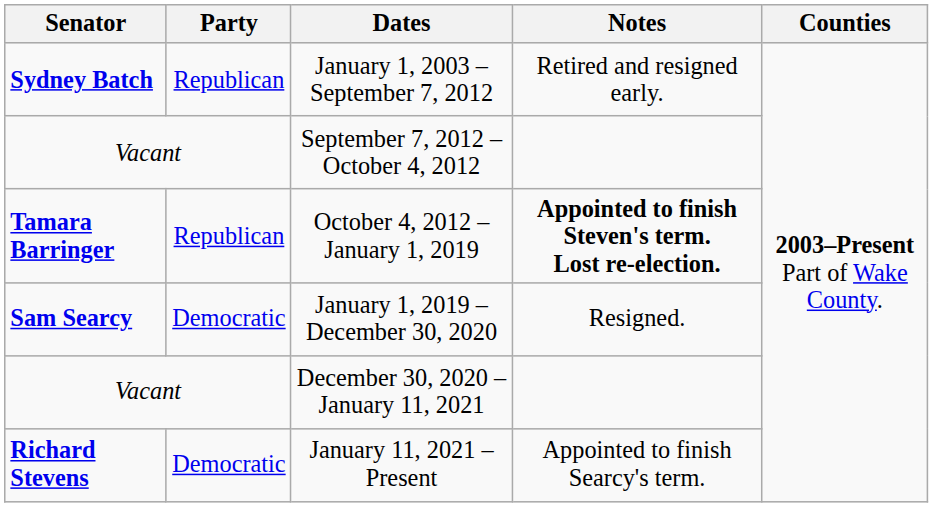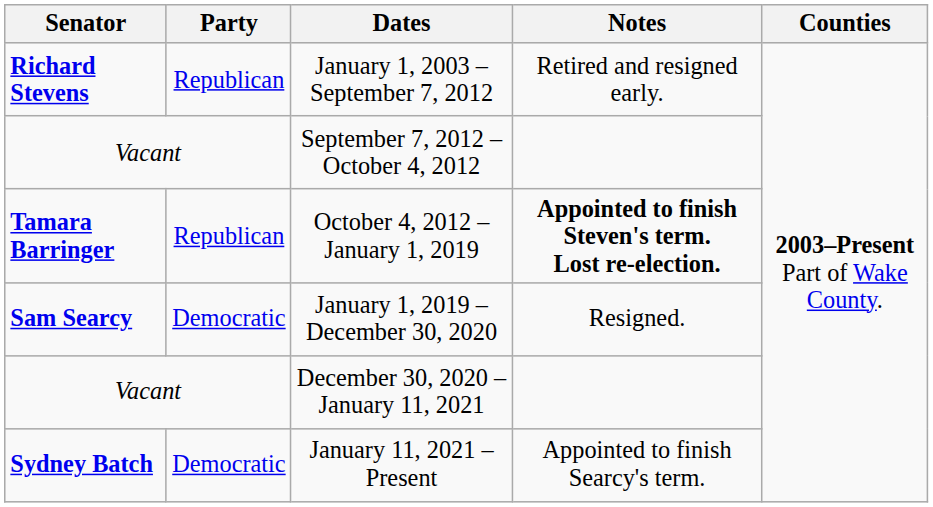(82, 79) Sydney Batch -> (53, 79) Richard Stevens
(53, 464) Richard Stevens -> (82, 464) Sydney Batch
